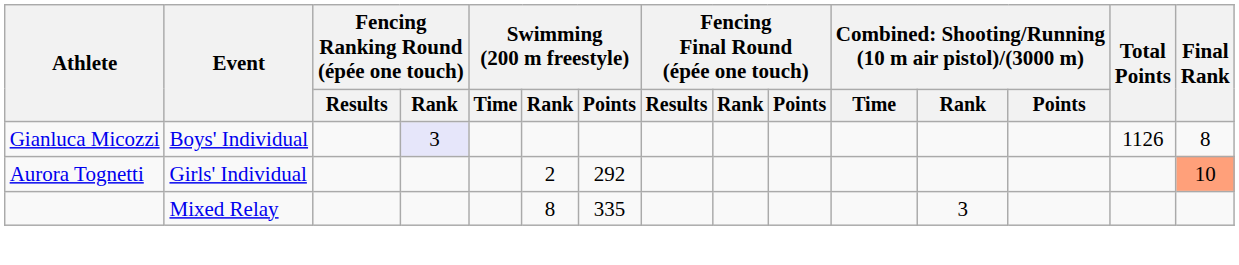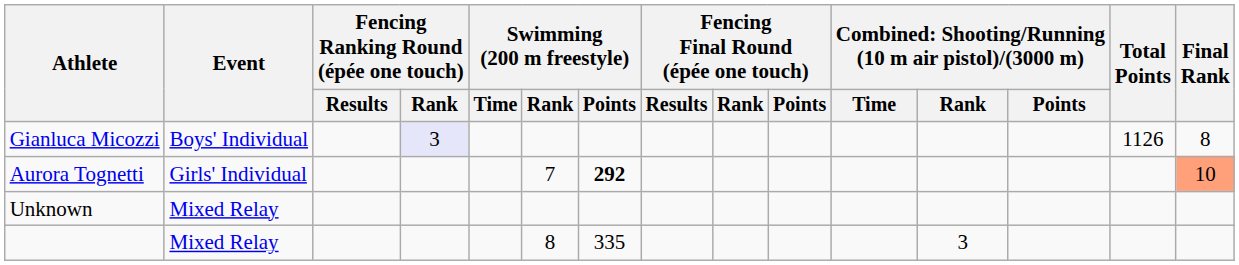(550, 174) 2 -> (550, 174) 7
(609, 174) normal -> (609, 174) bold
+ row: (51, 208)
